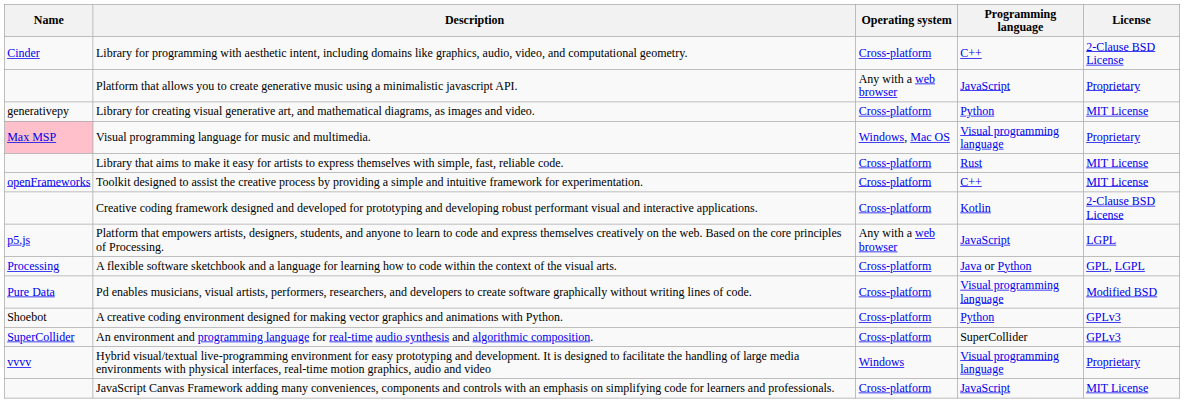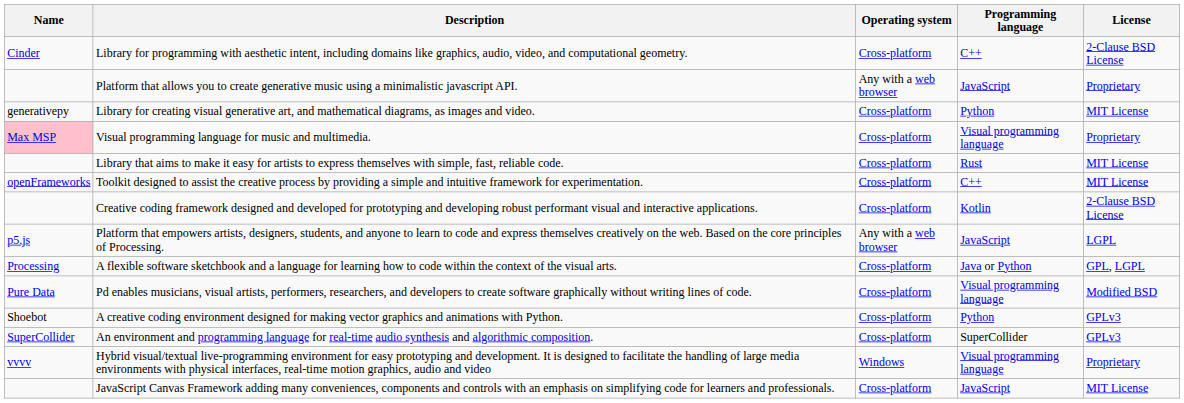(904, 137) Windows, Mac OS -> (895, 137) Cross-platform
